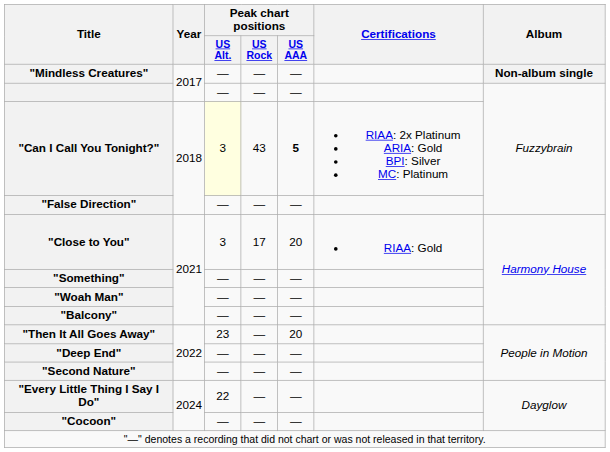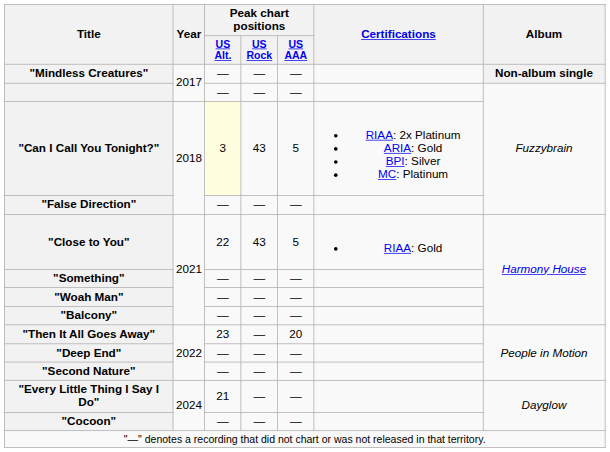(296, 148) bold -> (296, 148) normal
(223, 241) 3 -> (223, 241) 22
(259, 241) 17 -> (259, 241) 43
(296, 241) 20 -> (296, 241) 5
(223, 396) 22 -> (223, 396) 21
